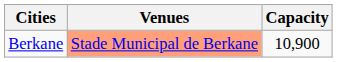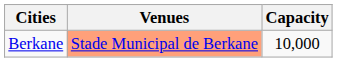(297, 43) 10,900 -> (297, 43) 10,000
